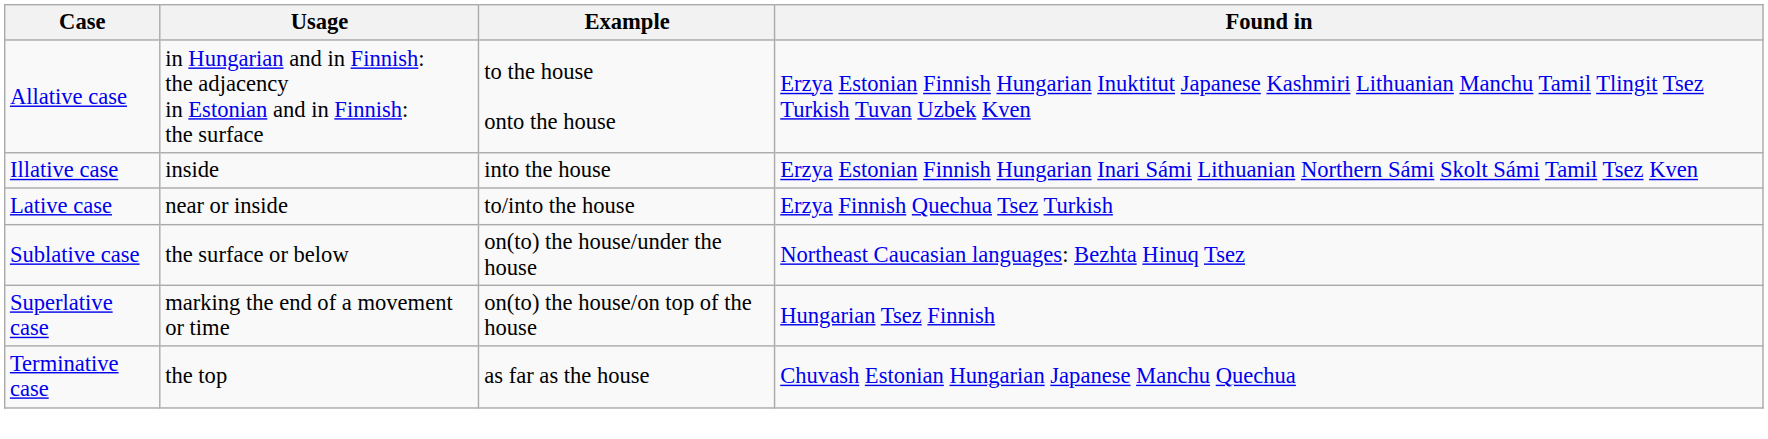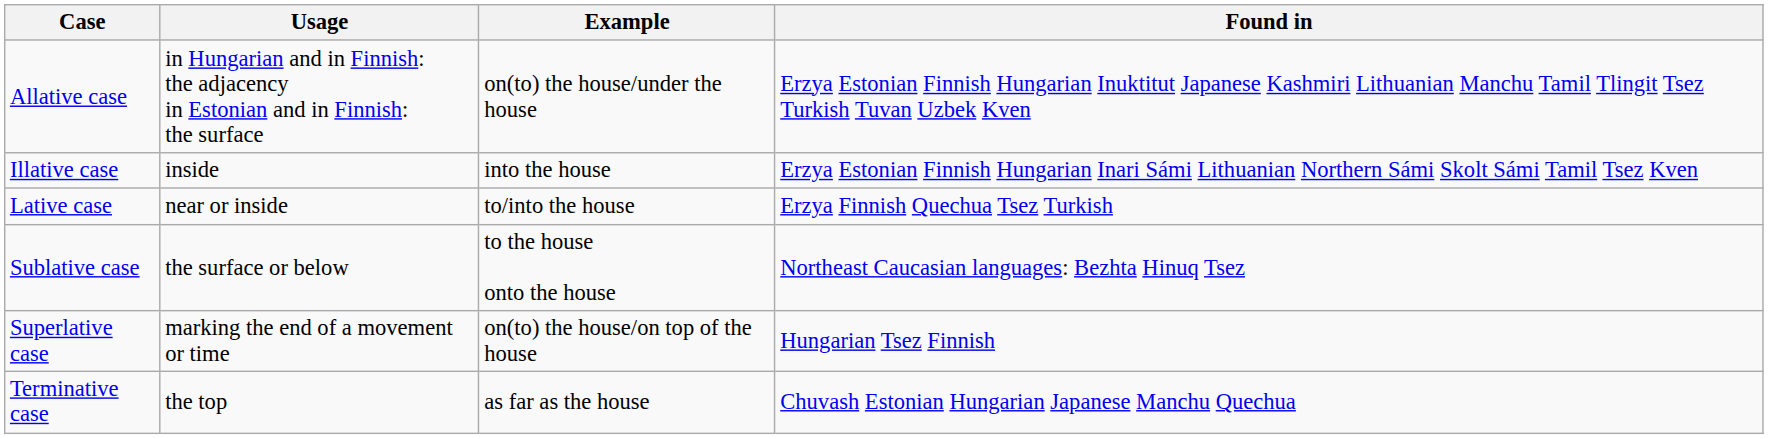(550, 96) to the house onto the house -> (603, 96) on(to) the house/under the house
(603, 254) on(to) the house/under the house -> (550, 267) to the house onto the house
